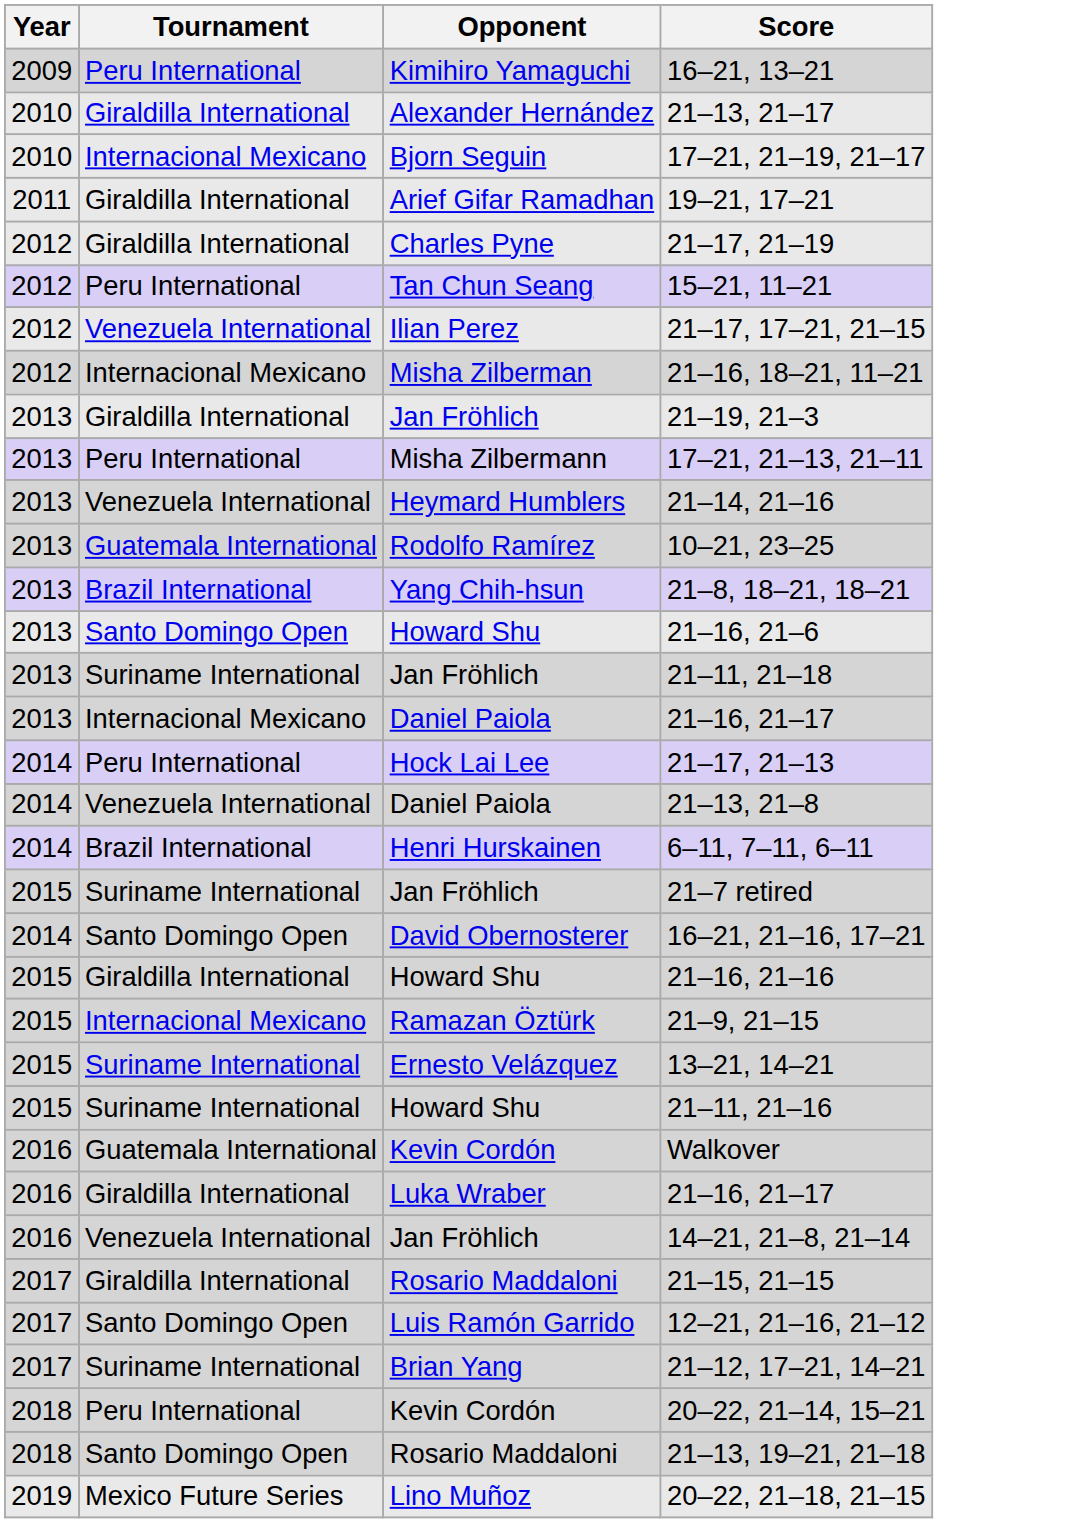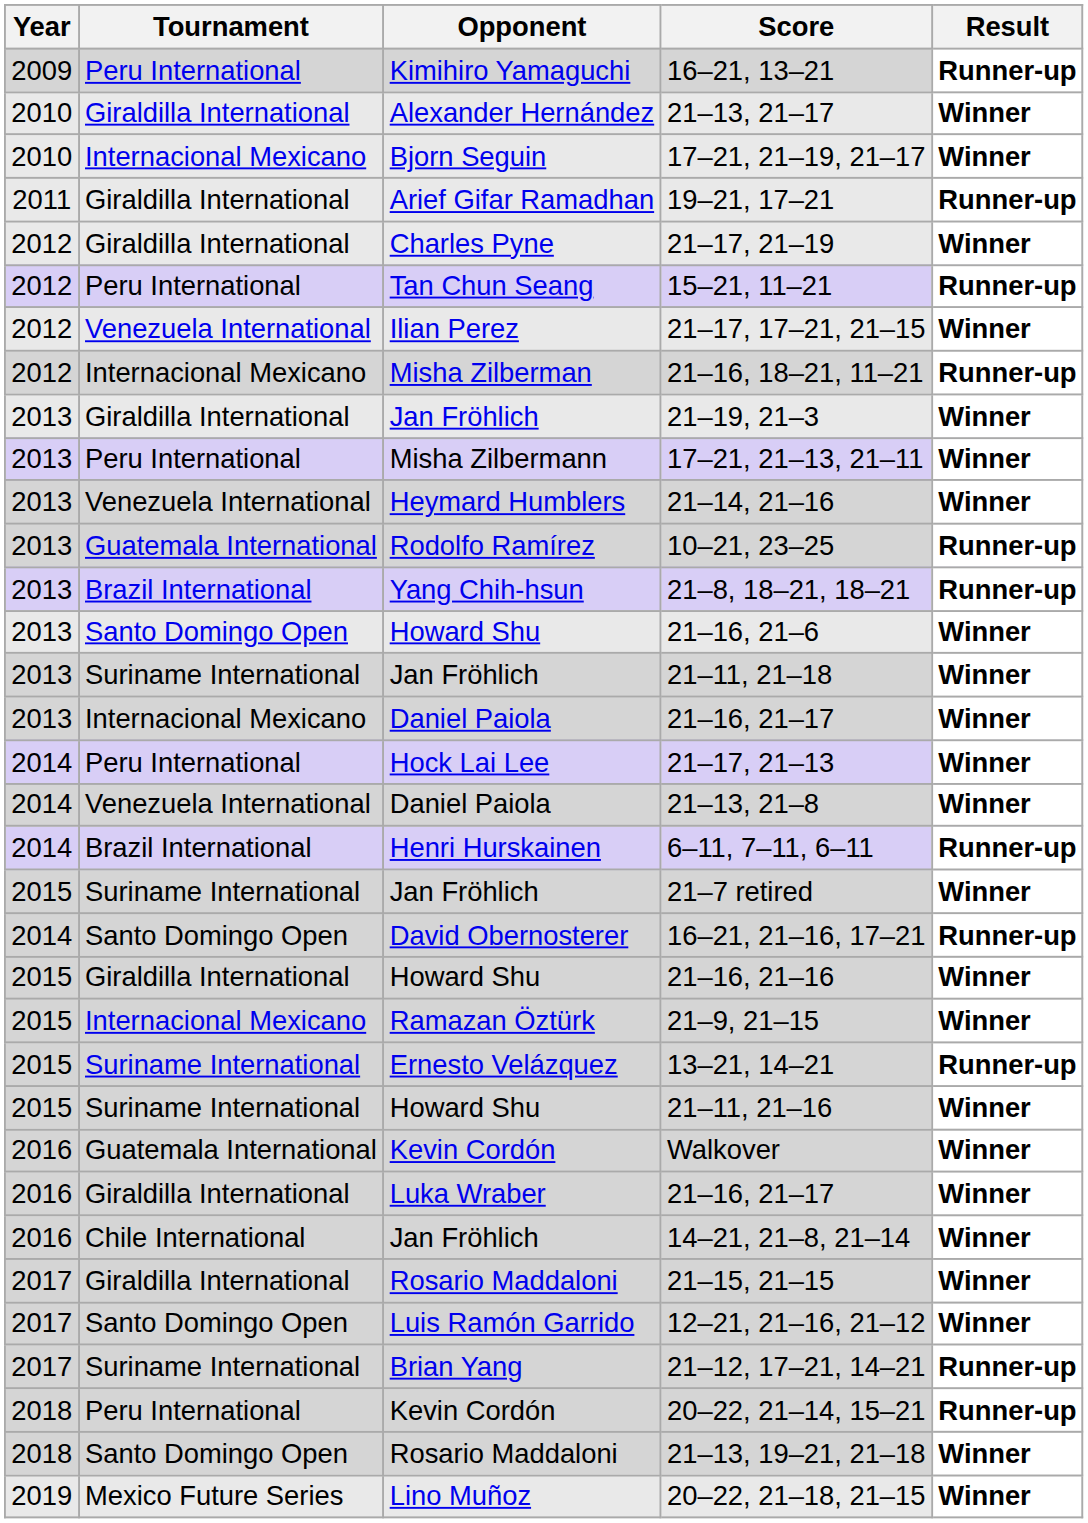+ column: (1007, 27)
(228, 1237) Venezuela International -> (195, 1237) Chile International
